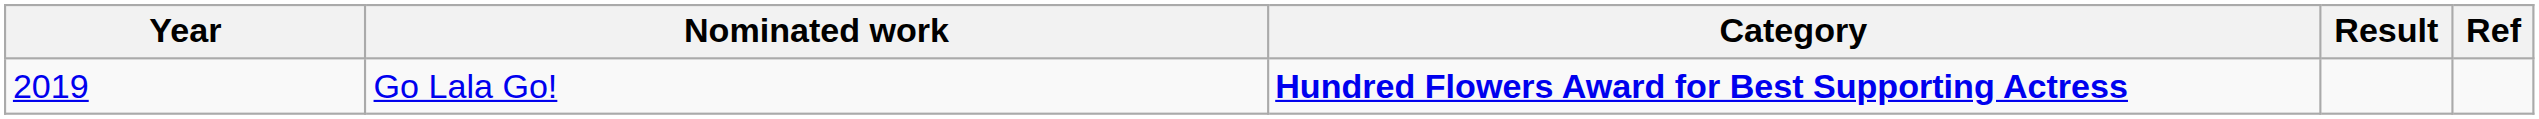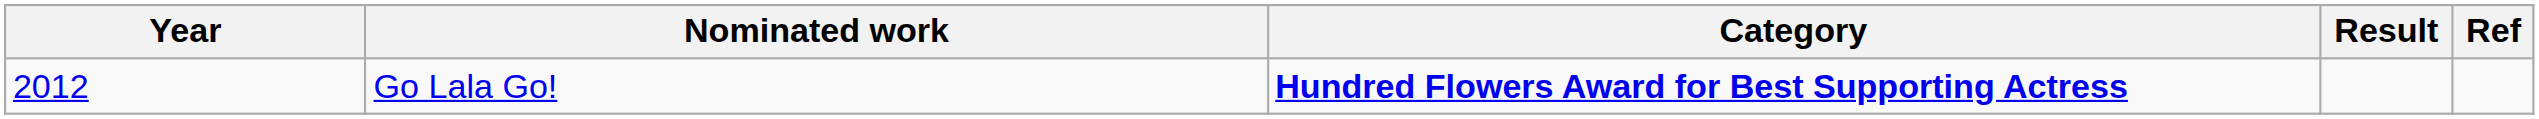(51, 85) 2019 -> (51, 85) 2012
